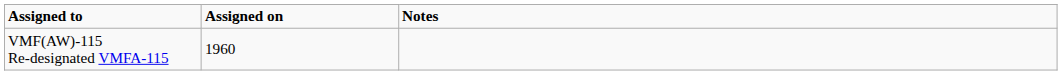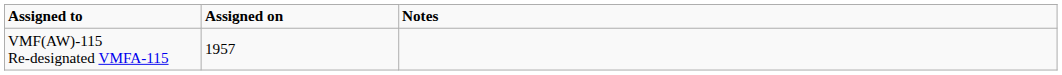(220, 49) 1960 -> (220, 49) 1957
